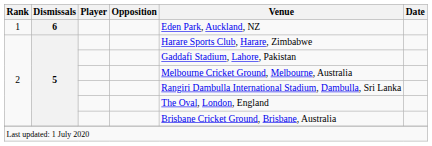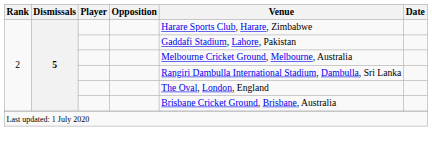- row: (18, 27)
